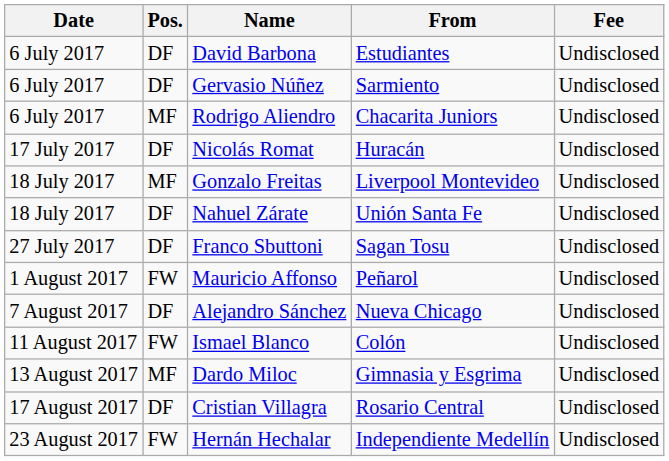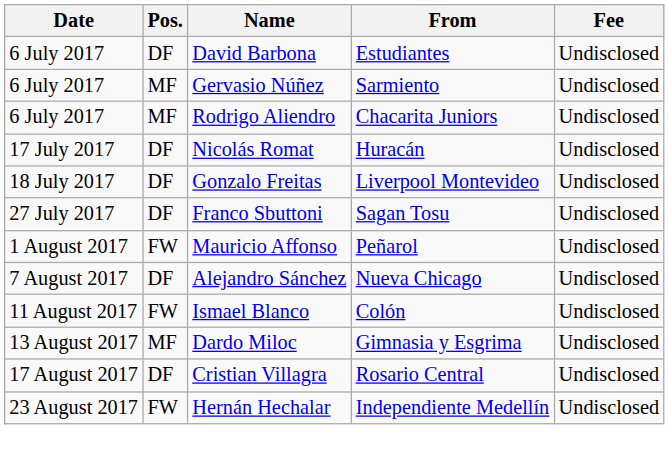(160, 85) DF -> (162, 85) MF
(162, 181) MF -> (160, 181) DF
- row: (250, 213)
